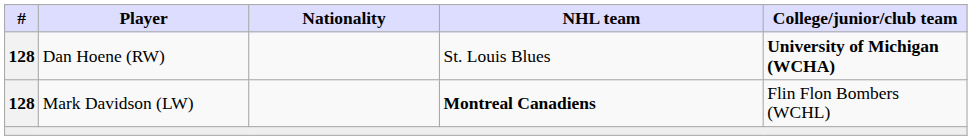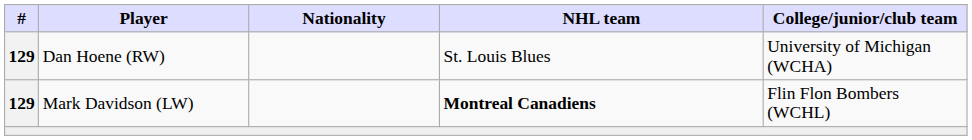(22, 55) 128 -> (22, 55) 129
(853, 55) bold -> (849, 55) normal
(22, 103) 128 -> (22, 103) 129
